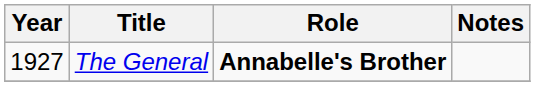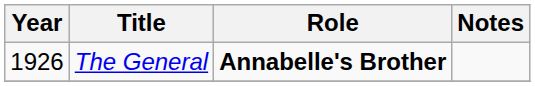(37, 61) 1927 -> (37, 61) 1926
